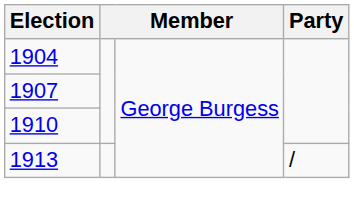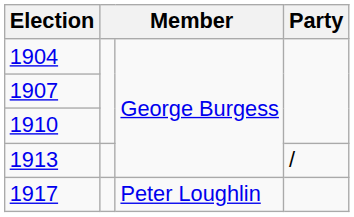+ row: (34, 194)
